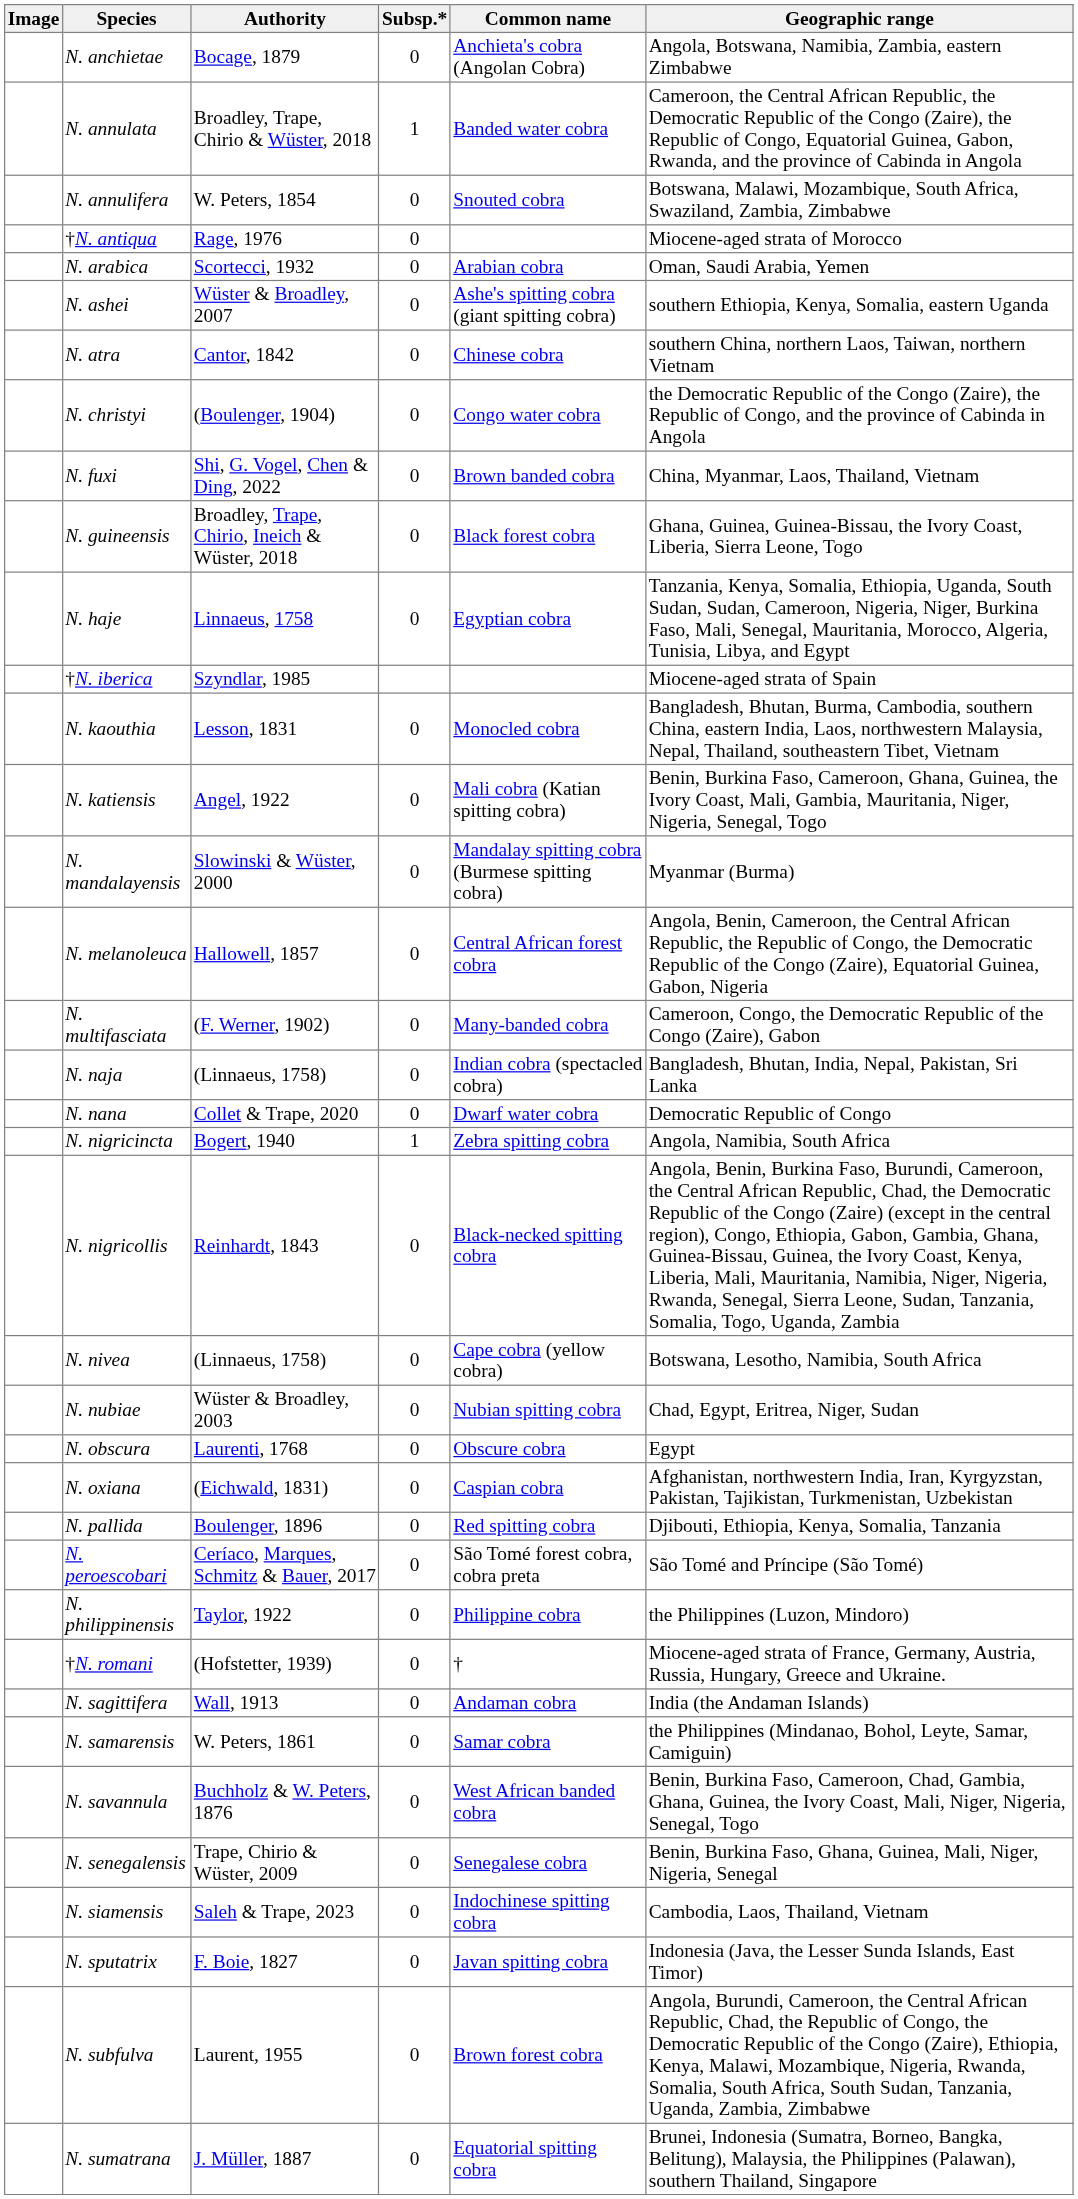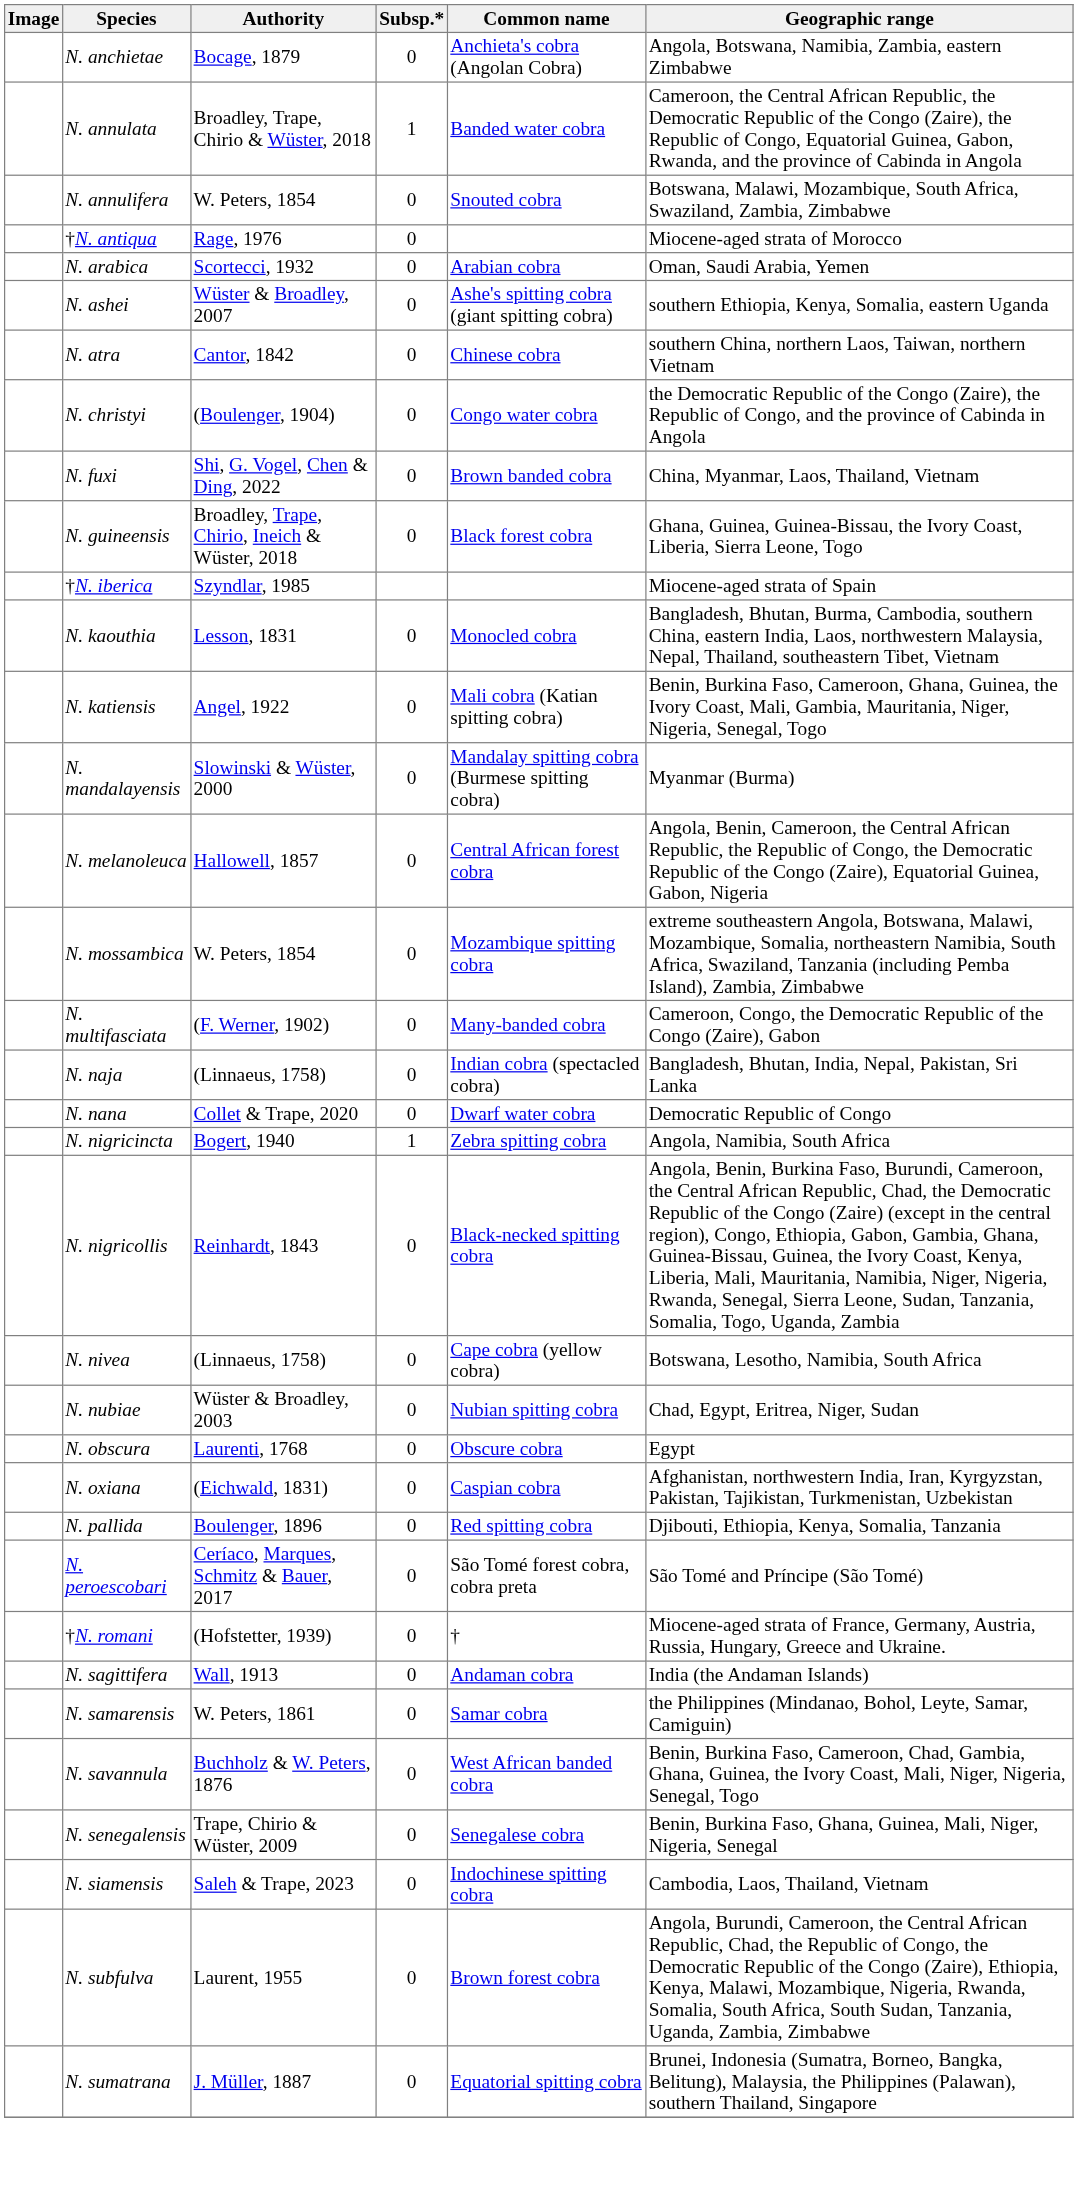- row: (93, 618)
+ row: (124, 953)
- row: (120, 1614)
- row: (111, 1961)
